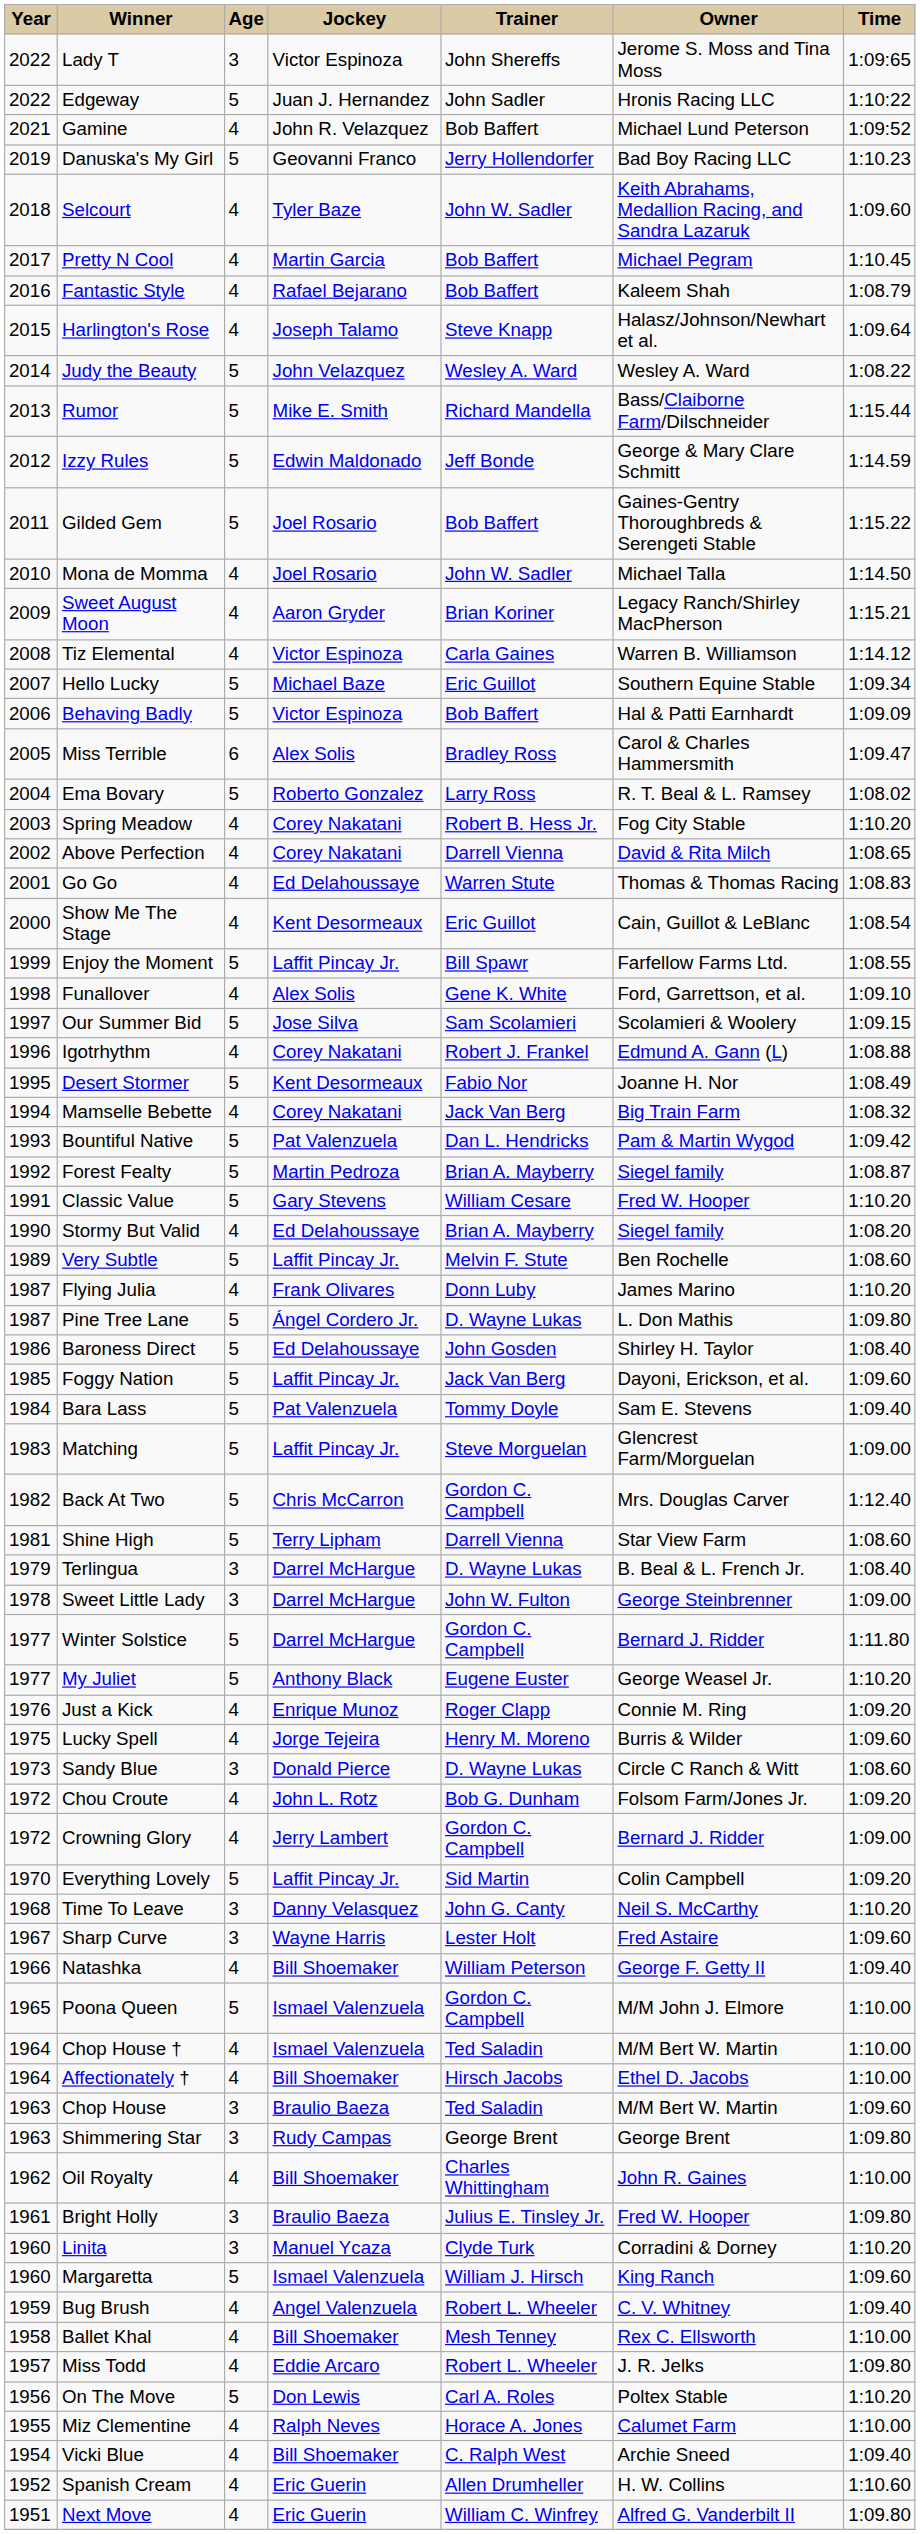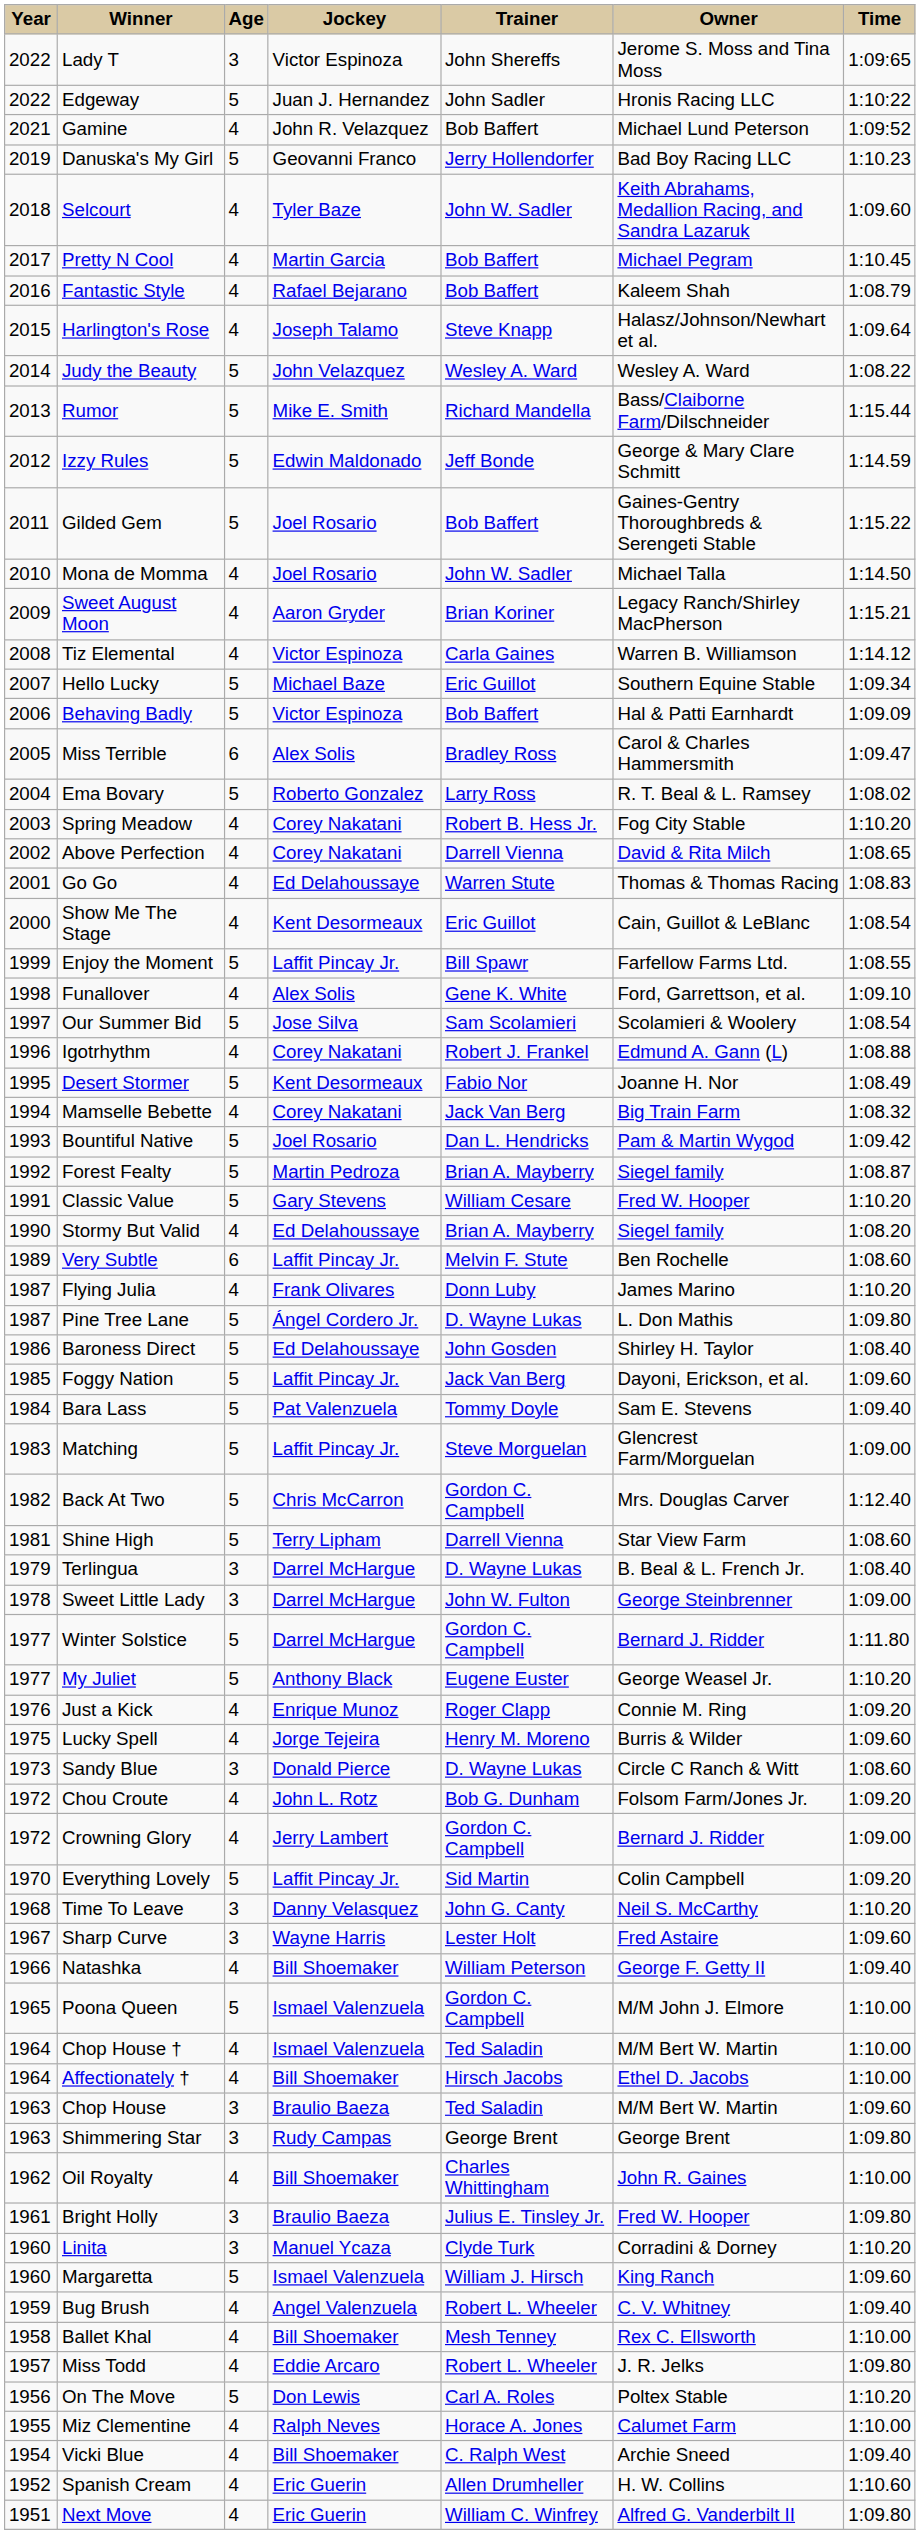(880, 1022) 1:09.15 -> (880, 1022) 1:08.54
(335, 1141) Pat Valenzuela -> (325, 1141) Joel Rosario
(234, 1260) 5 -> (234, 1260) 6
